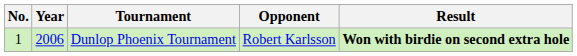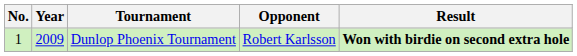(50, 40) 2006 -> (50, 40) 2009
